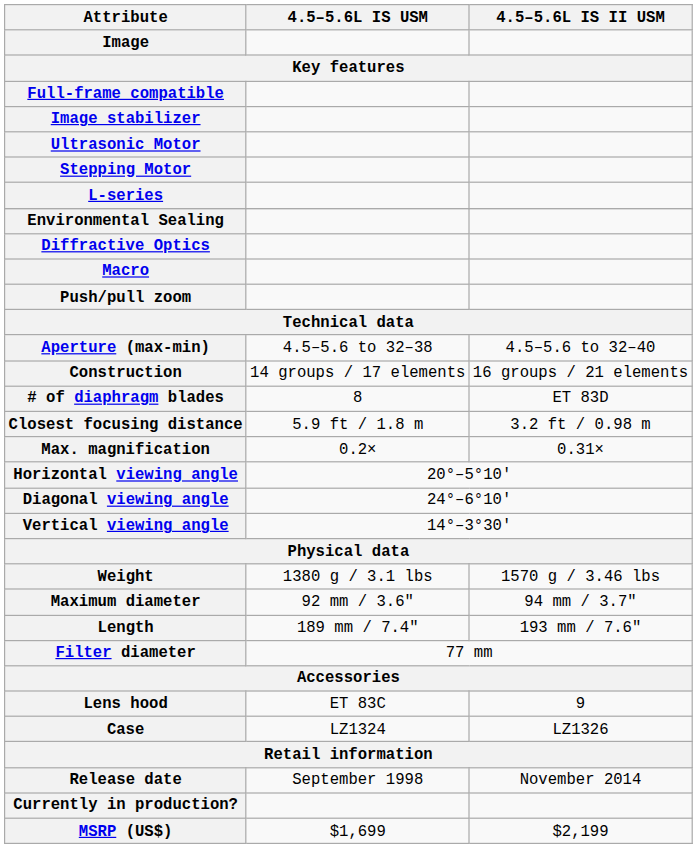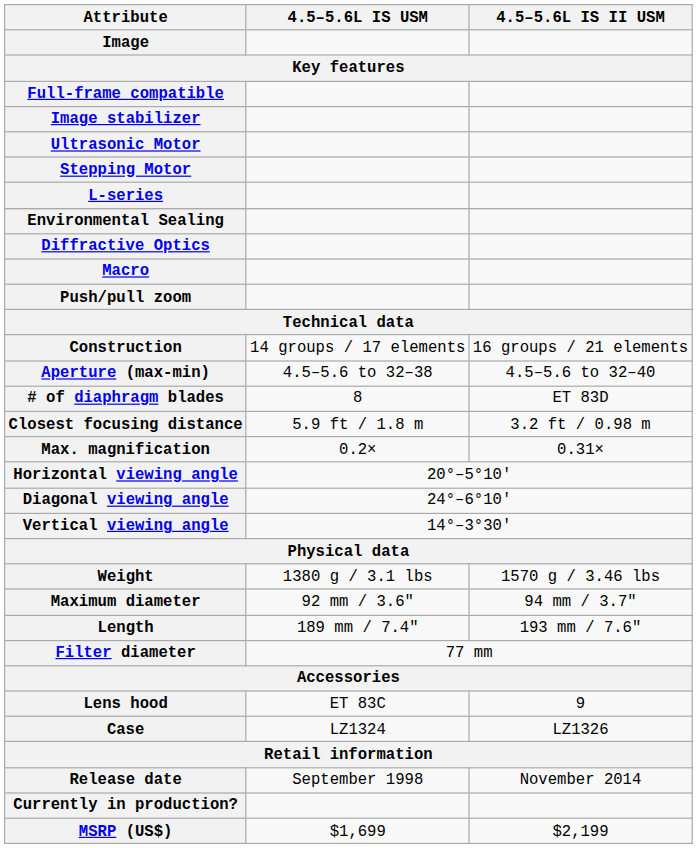rows swapped: (126, 348) <-> (126, 373)
